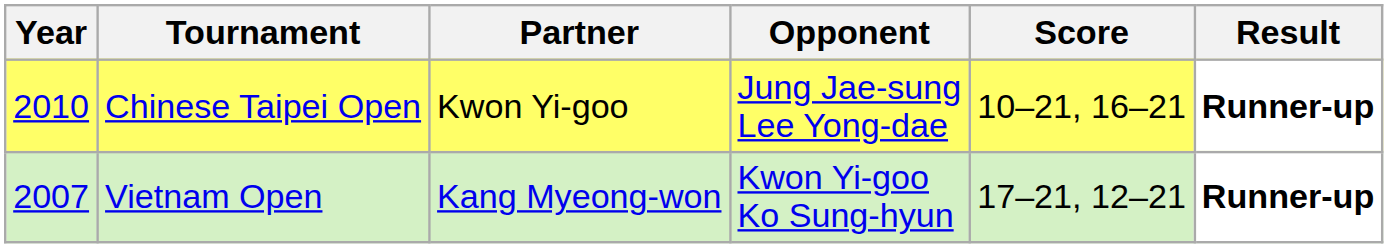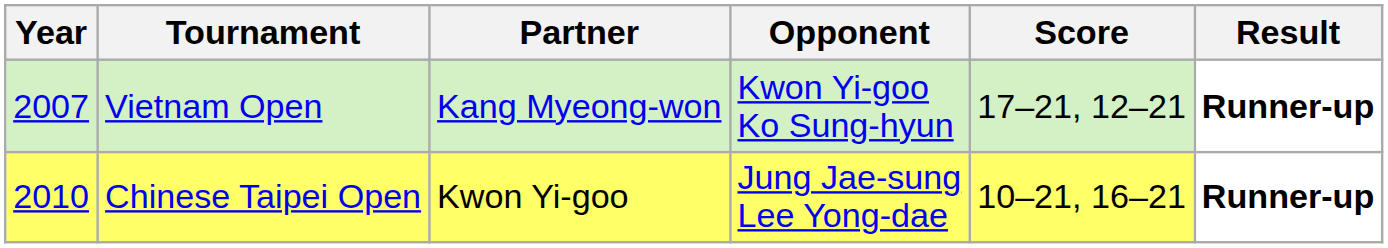rows swapped: (214, 197) <-> (263, 105)
